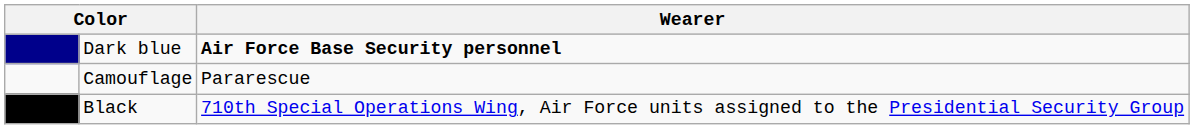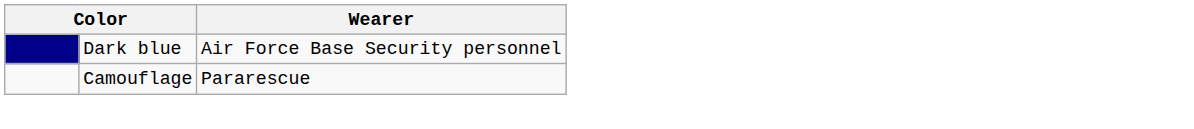(381, 49) bold -> (381, 49) normal
- row: (111, 109)
